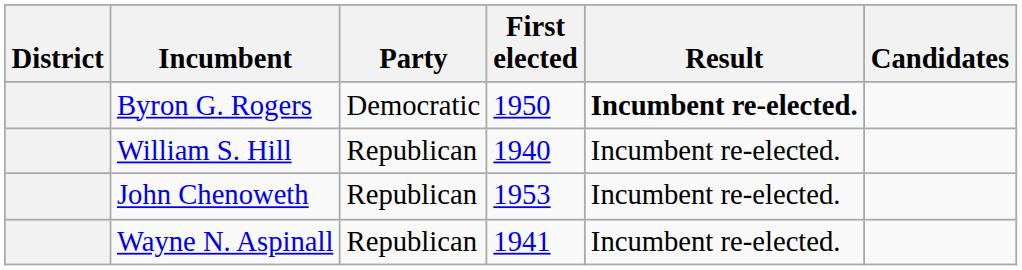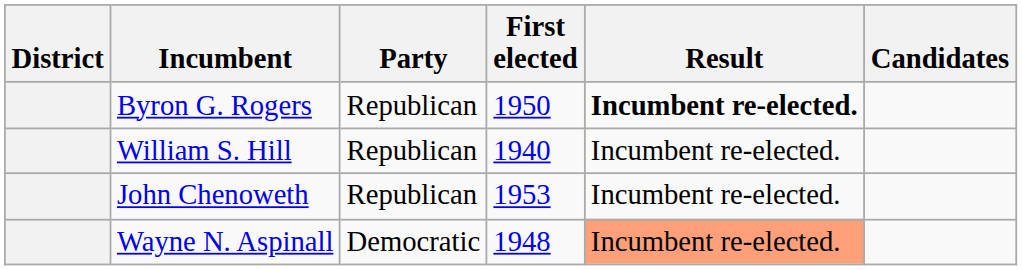(413, 104) Democratic -> (412, 104) Republican
(412, 241) Republican -> (413, 241) Democratic
(522, 241) 1941 -> (522, 241) 1948
(716, 241) no background -> (716, 241) lightsalmon background
